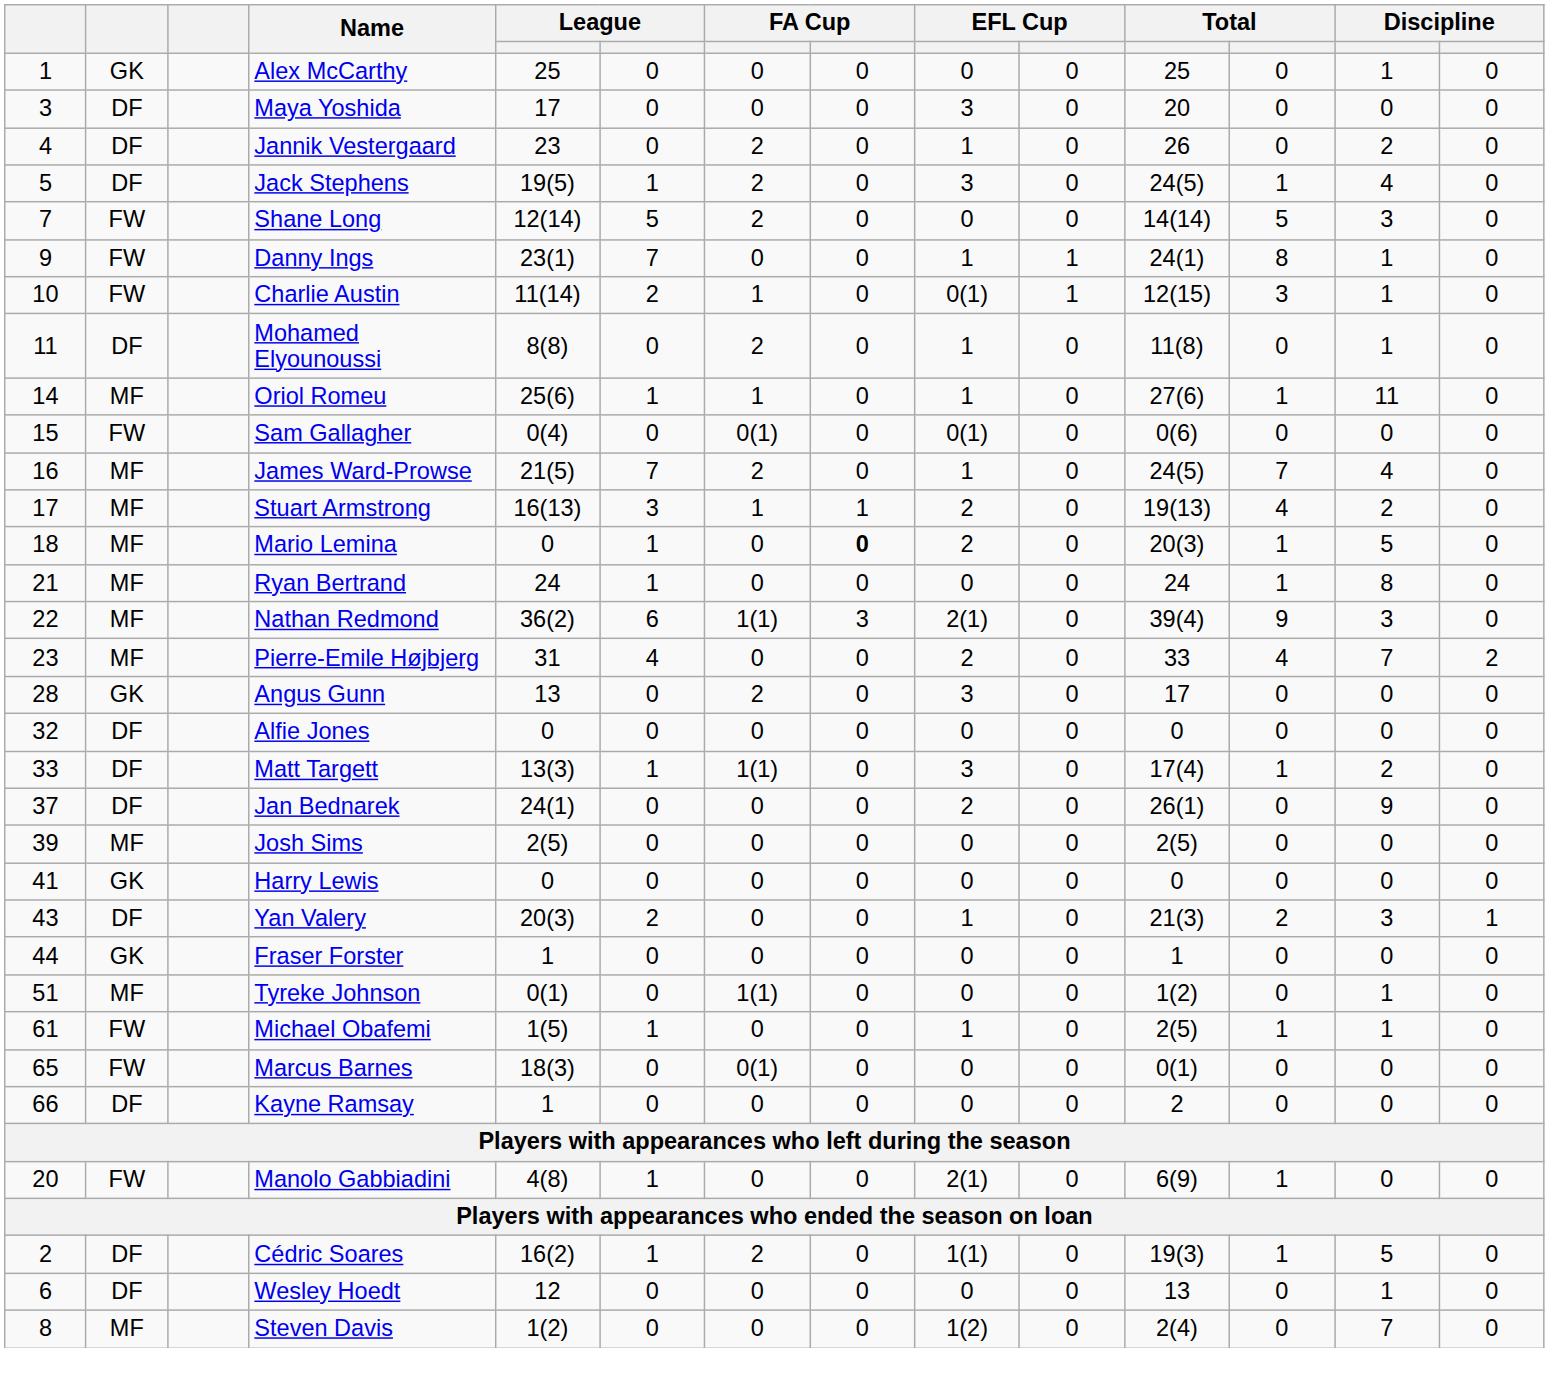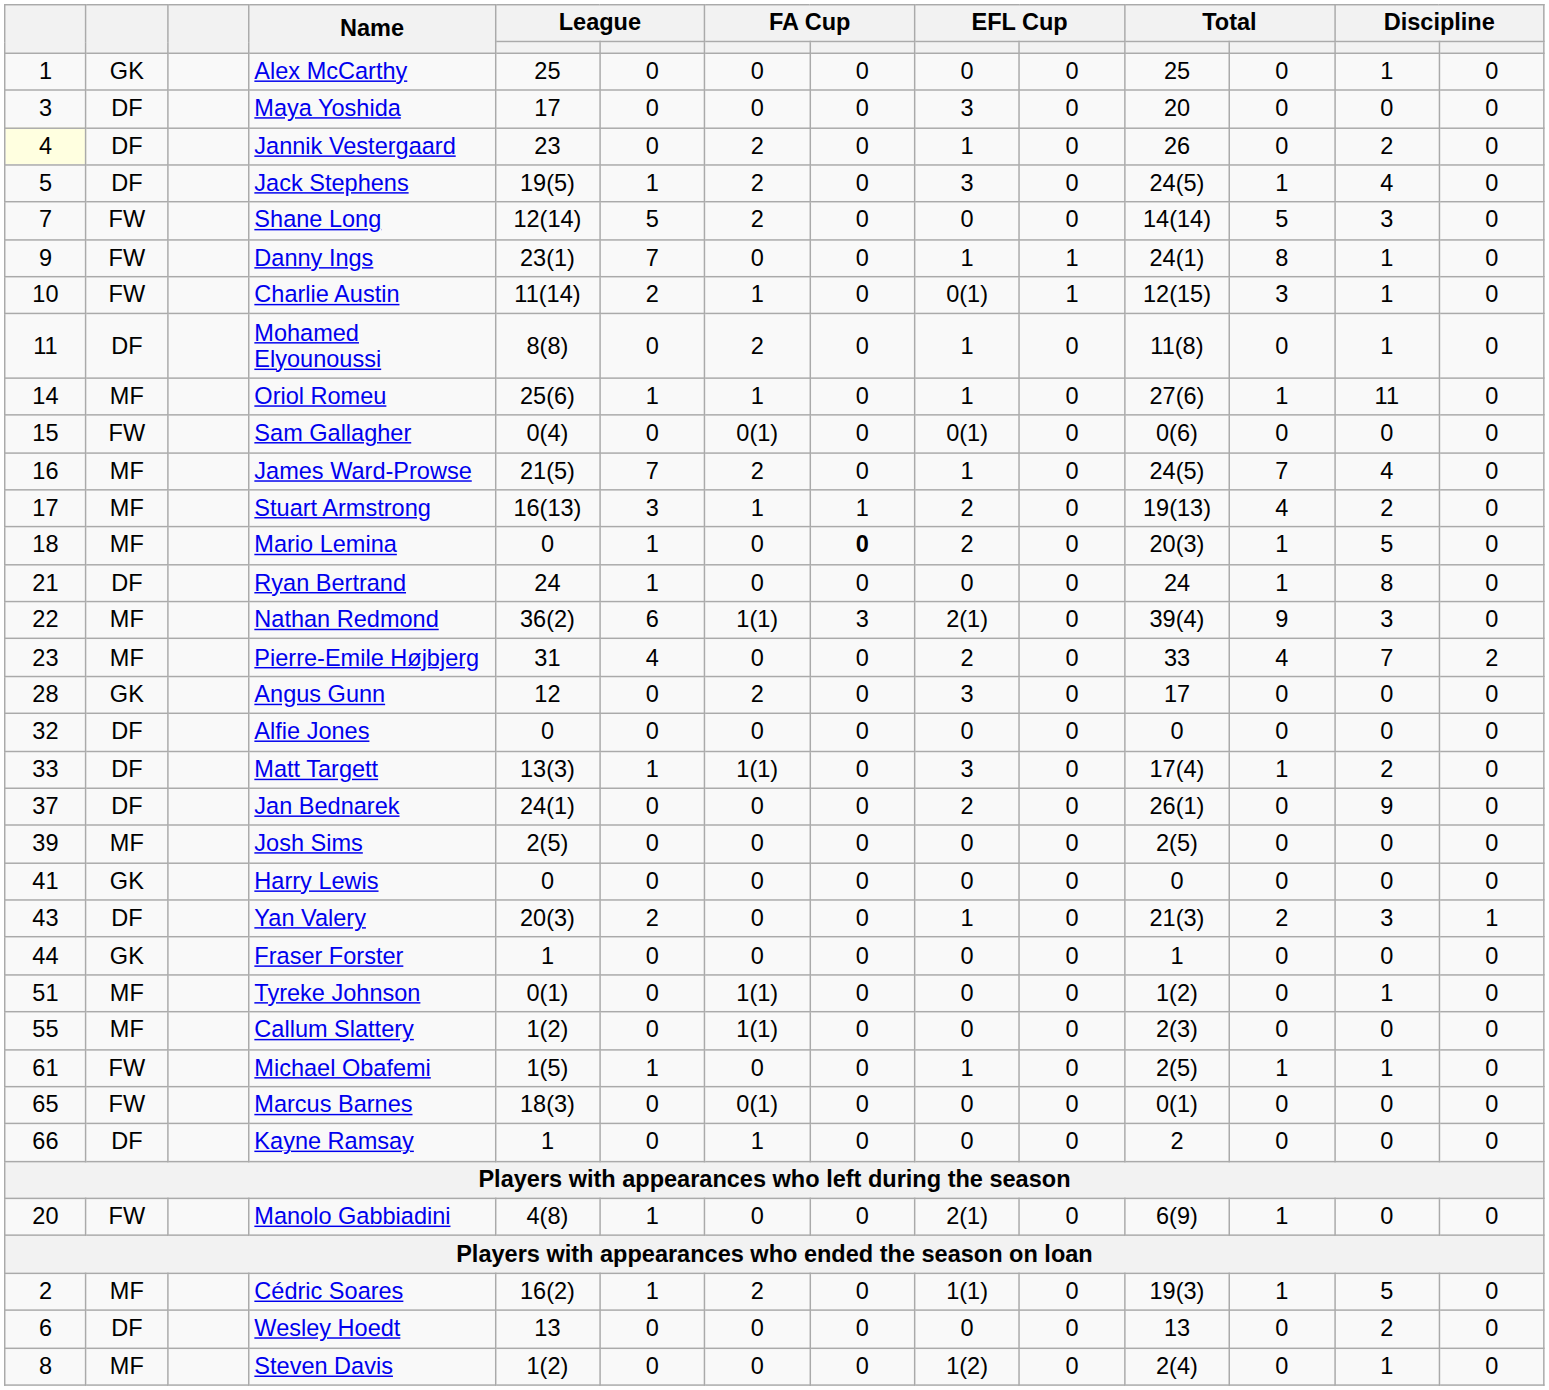(45, 145) no background -> (45, 145) lightyellow background
(127, 582) MF -> (127, 582) DF
(547, 694) 13 -> (547, 694) 12
+ row: (334, 1030)
(757, 1104) 0 -> (757, 1142) 1
(127, 1254) DF -> (127, 1291) MF
(547, 1291) 12 -> (547, 1328) 13
(1387, 1291) 1 -> (1387, 1328) 2
(1387, 1328) 7 -> (1387, 1365) 1
